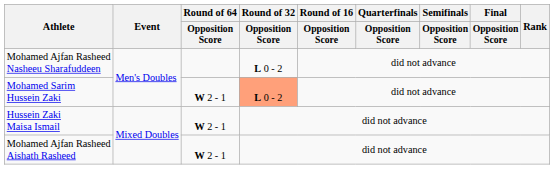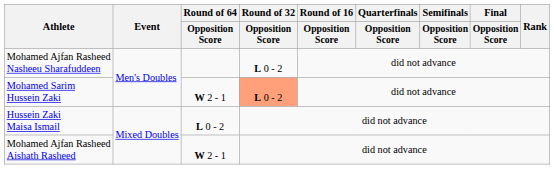(210, 127) W 2 - 1 -> (210, 127) L 0 - 2
